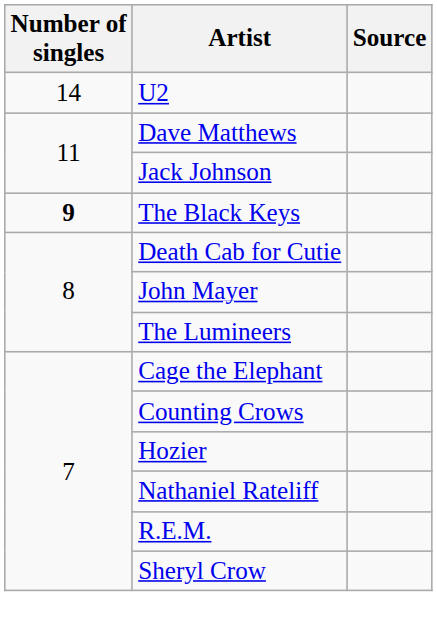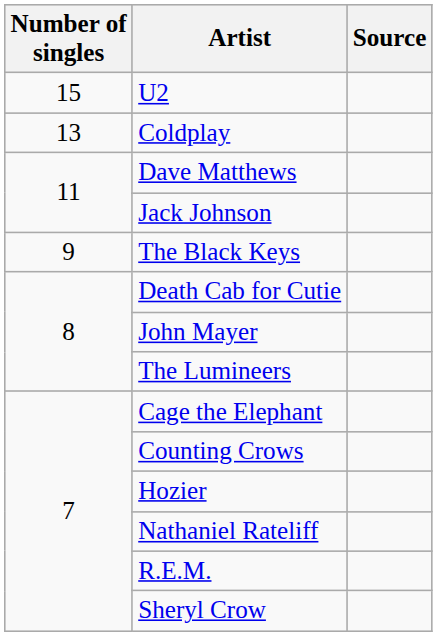(69, 92) 14 -> (69, 92) 15
+ row: (184, 132)
(69, 212) bold -> (69, 251) normal
